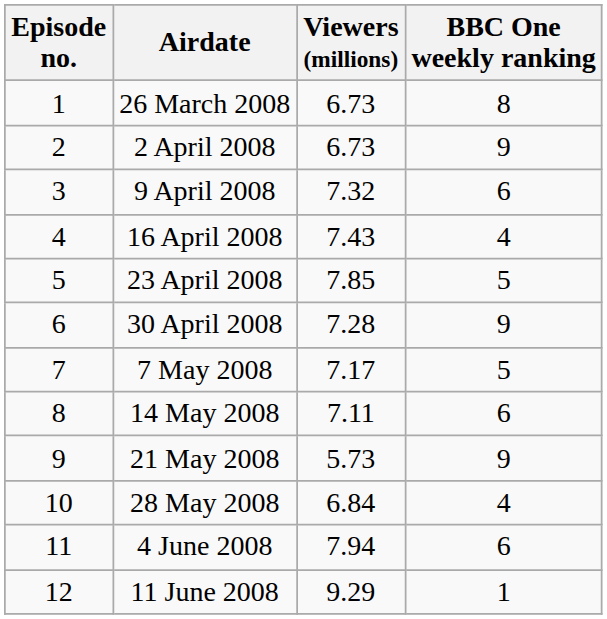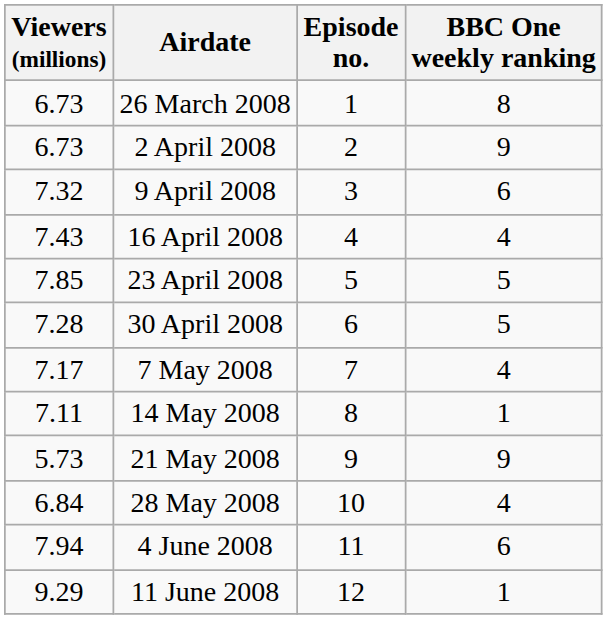columns swapped: (59, 42) <-> (351, 42)
(504, 324) 9 -> (504, 324) 5
(504, 369) 5 -> (504, 369) 4
(504, 413) 6 -> (504, 413) 1
